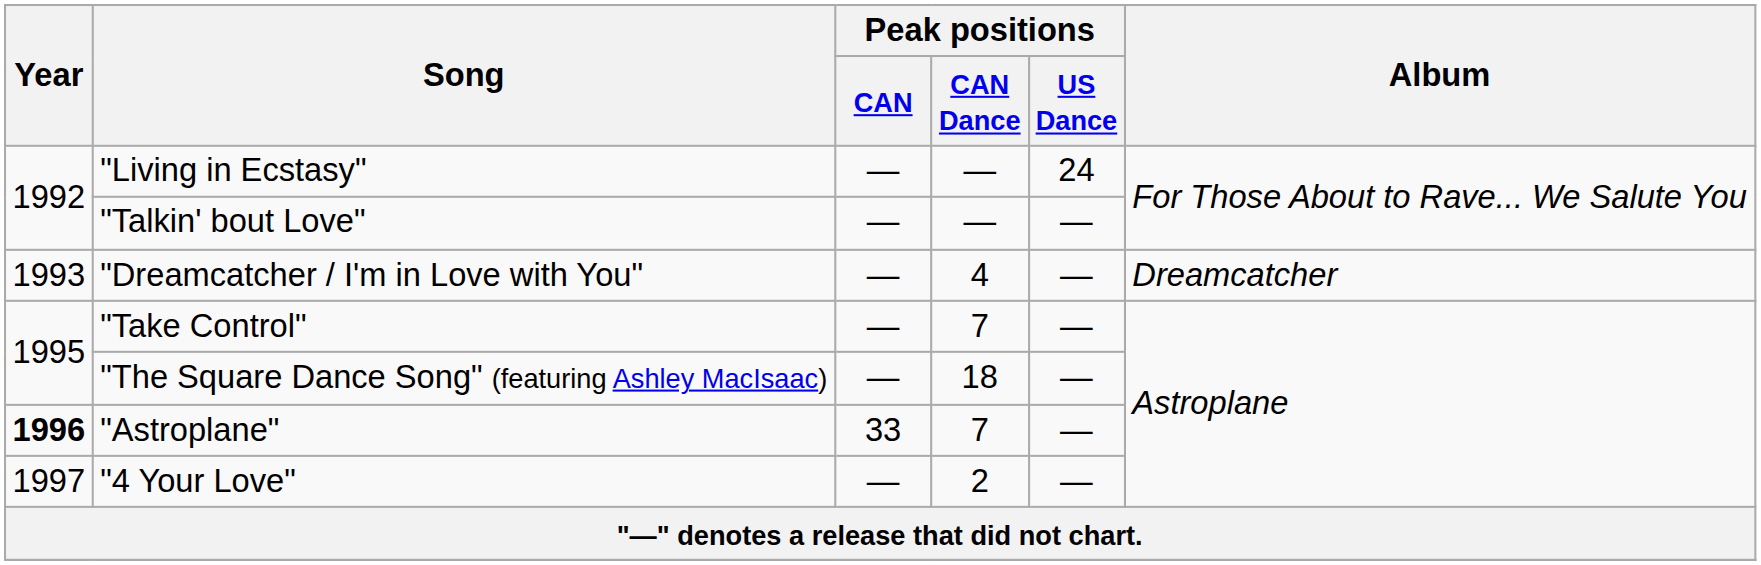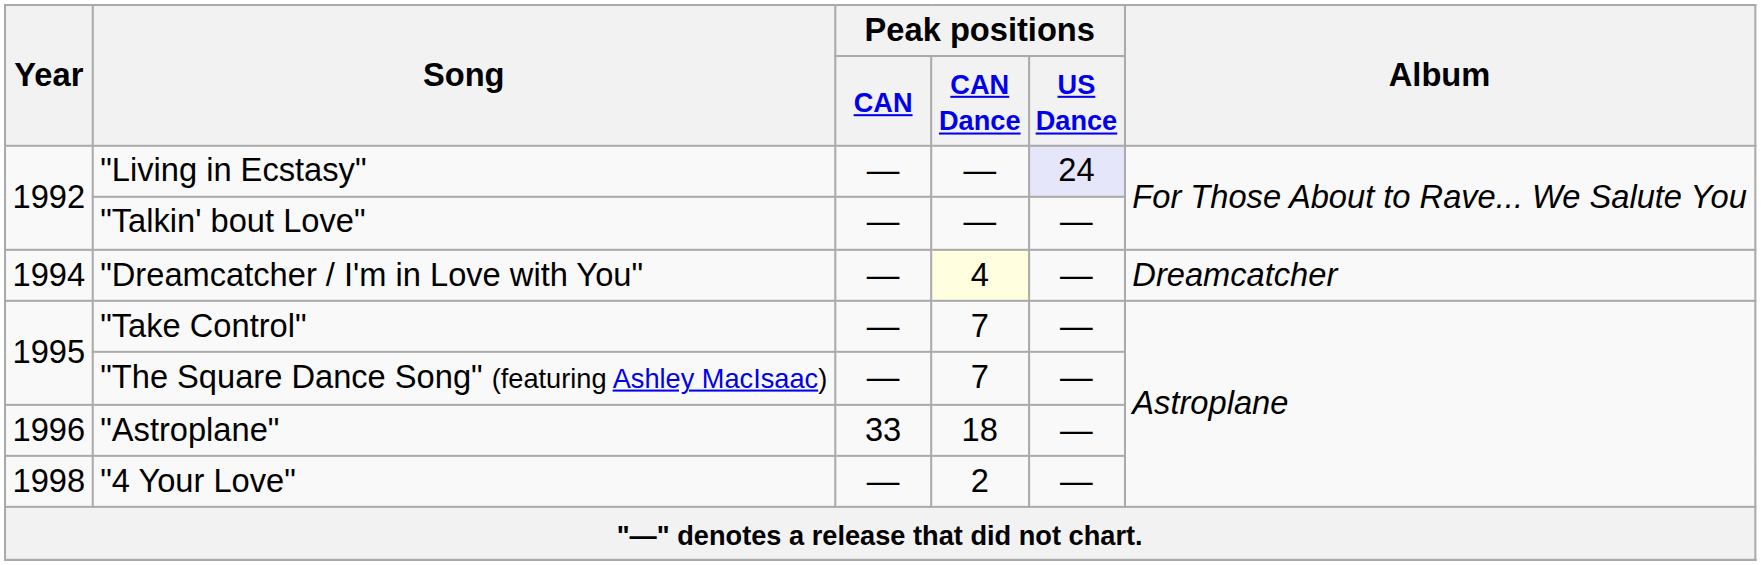(1076, 170) no background -> (1076, 170) lavender background
(49, 274) 1993 -> (49, 274) 1994
(980, 274) no background -> (980, 274) lightyellow background
(980, 377) 18 -> (980, 377) 7
(49, 429) bold -> (49, 429) normal
(980, 429) 7 -> (980, 429) 18
(49, 481) 1997 -> (49, 481) 1998
